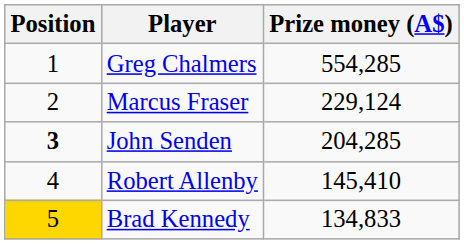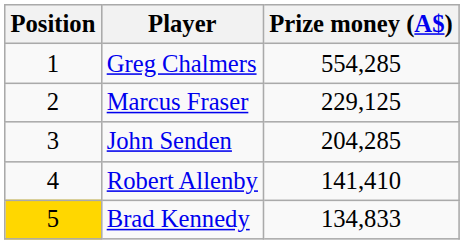(361, 102) 229,124 -> (361, 102) 229,125
(53, 141) bold -> (53, 141) normal
(361, 180) 145,410 -> (361, 180) 141,410
